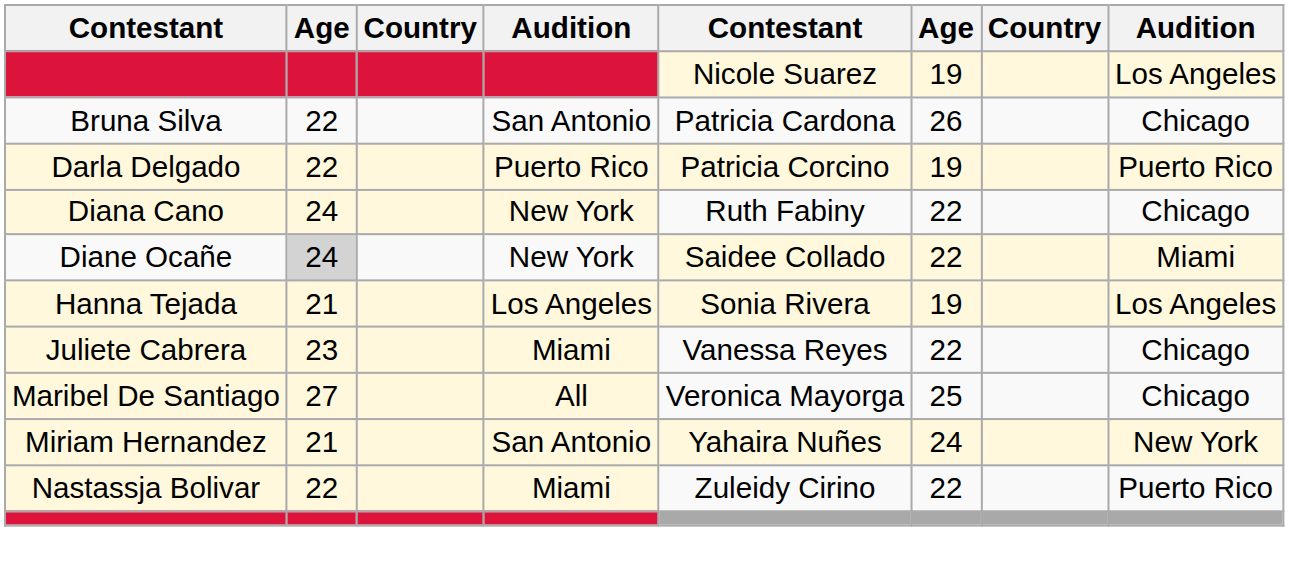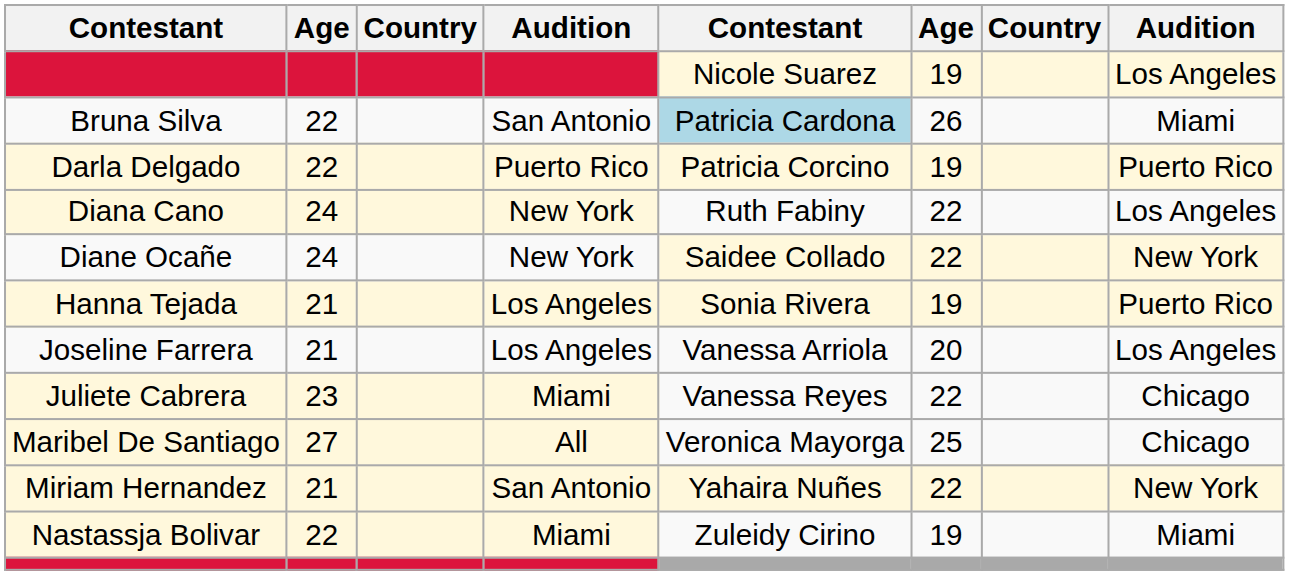(785, 120) no background -> (785, 120) lightblue background
(1196, 120) Chicago -> (1196, 120) Miami
(1196, 212) Chicago -> (1196, 212) Los Angeles
(322, 258) lightgrey background -> (322, 258) no background
(1196, 258) Miami -> (1196, 258) New York
(1196, 304) Los Angeles -> (1196, 304) Puerto Rico
+ row: (146, 350)
(946, 442) 24 -> (946, 488) 22
(946, 488) 22 -> (946, 533) 19
(1196, 488) Puerto Rico -> (1196, 533) Miami
